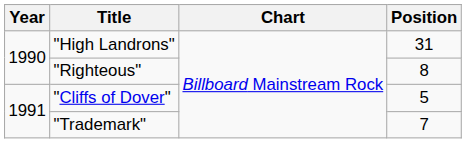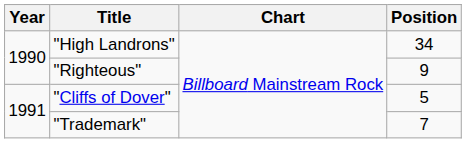(424, 44) 31 -> (424, 44) 34
(424, 71) 8 -> (424, 71) 9
